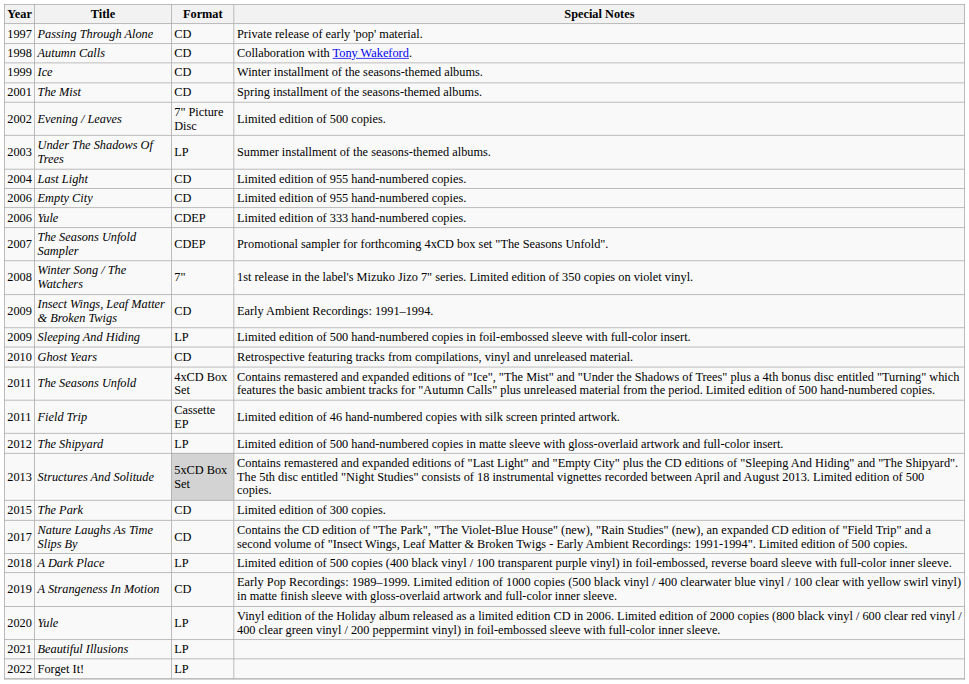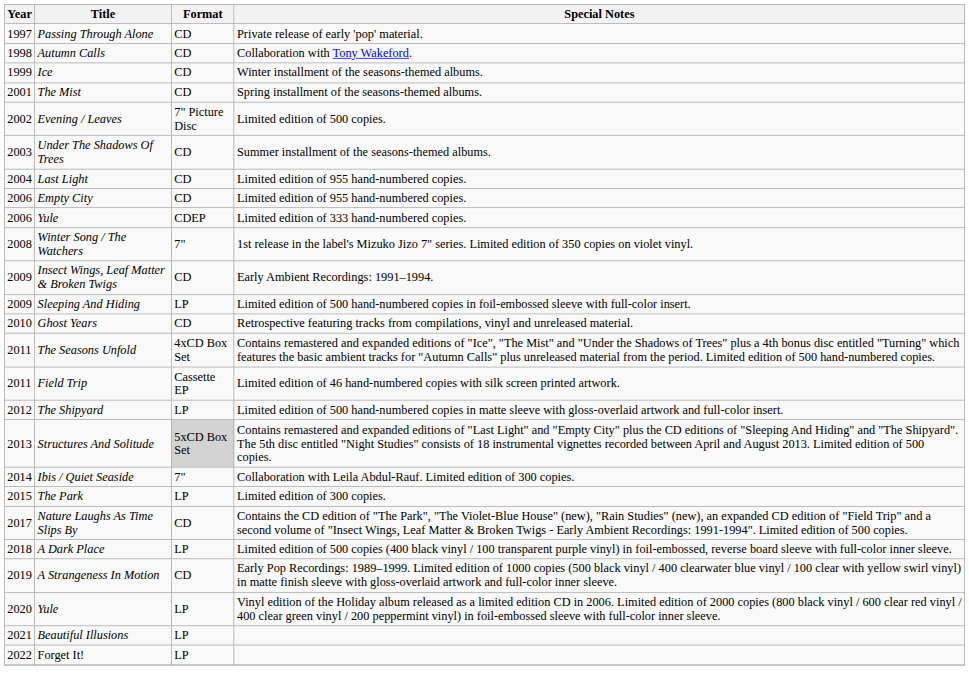(181, 152) LP -> (183, 152) CD
- row: (87, 244)
+ row: (86, 476)
(183, 510) CD -> (181, 496) LP
